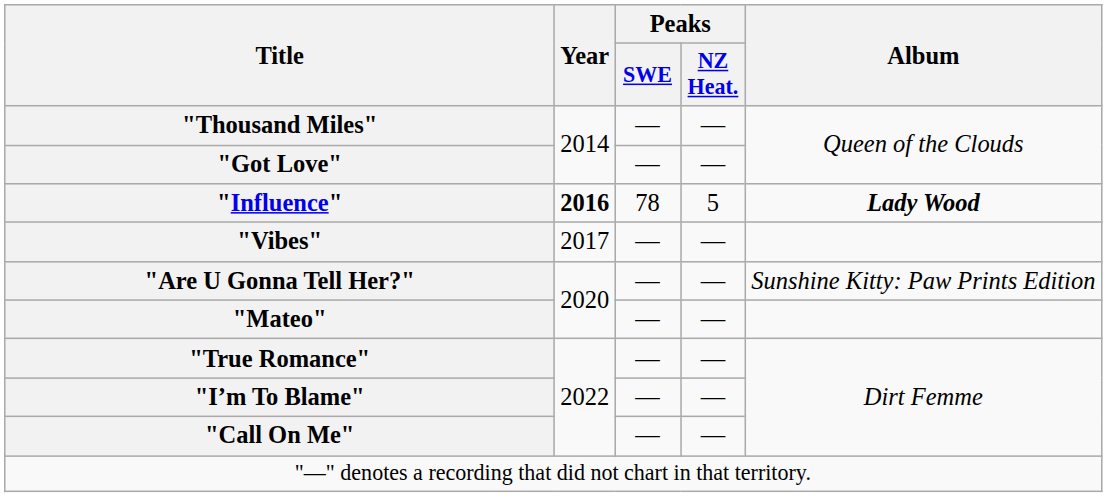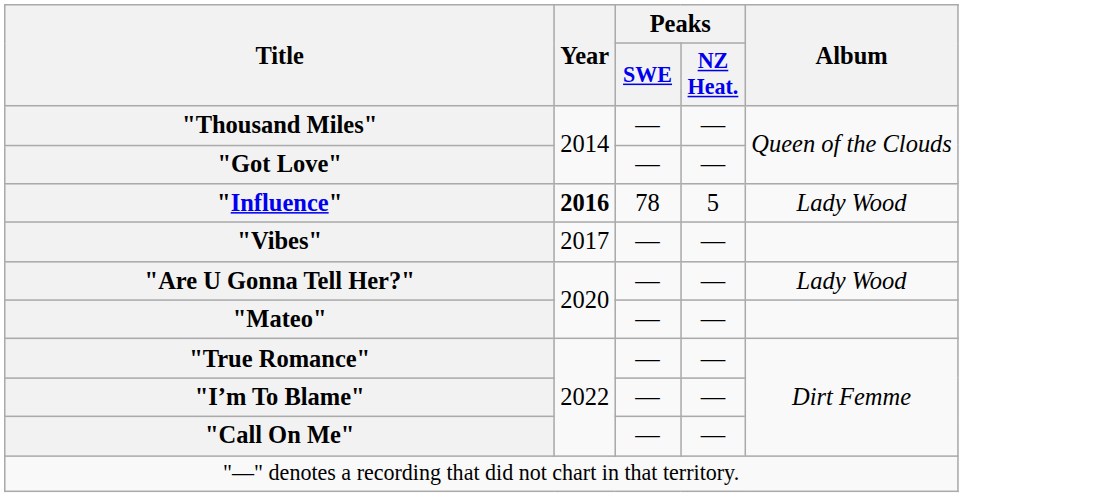(923, 202) bold -> (852, 202) normal
(923, 280) Sunshine Kitty: Paw Prints Edition -> (852, 280) Lady Wood
